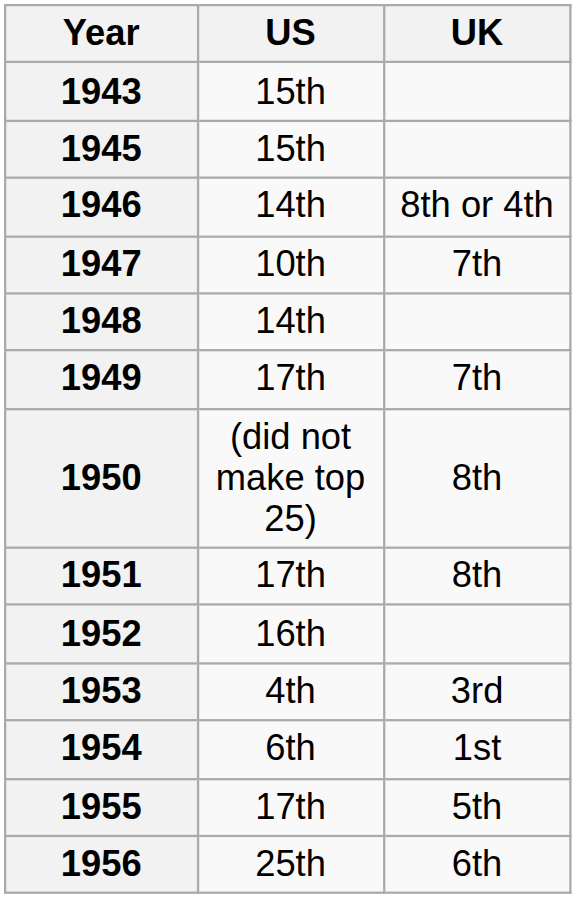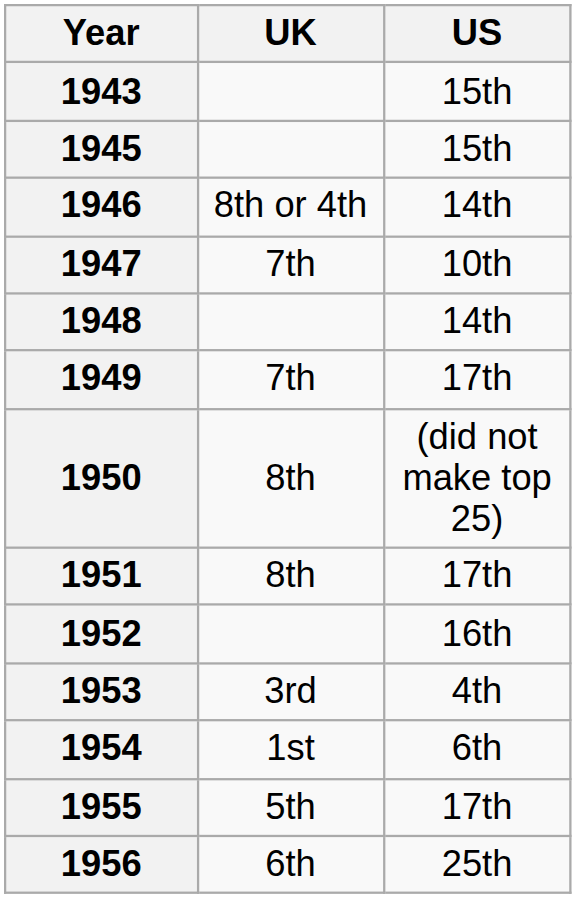columns swapped: (291, 33) <-> (477, 33)
